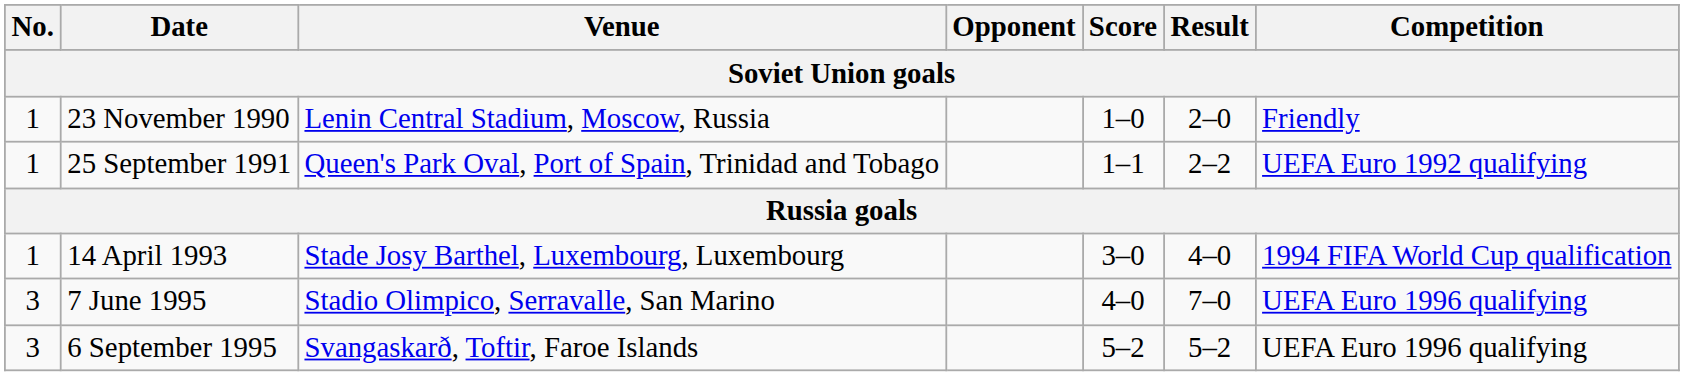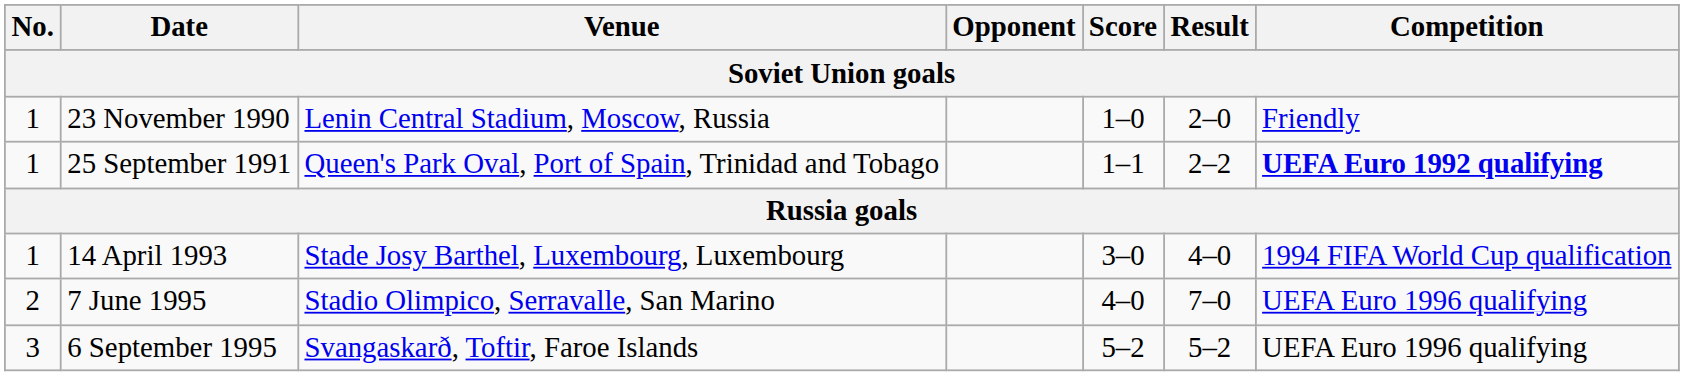(1425, 164) normal -> (1432, 164) bold
(33, 301) 3 -> (33, 301) 2
